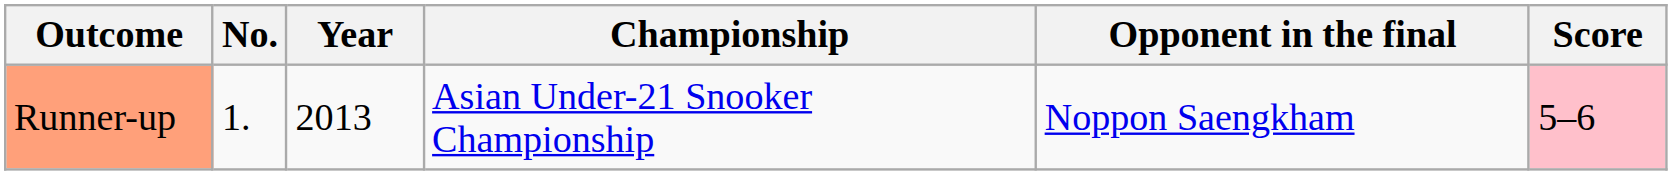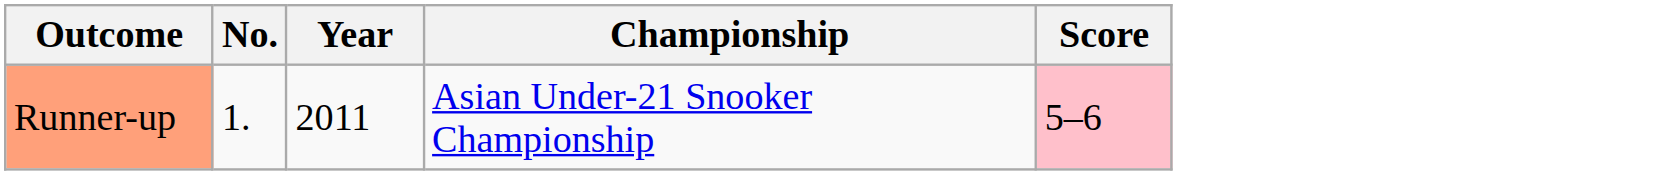- column: (1283, 34)
(334, 116) 2013 -> (333, 116) 2011
